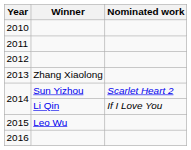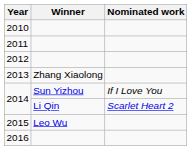(140, 91) Scarlet Heart 2 -> (135, 91) If I Love You
(135, 106) If I Love You -> (140, 106) Scarlet Heart 2
